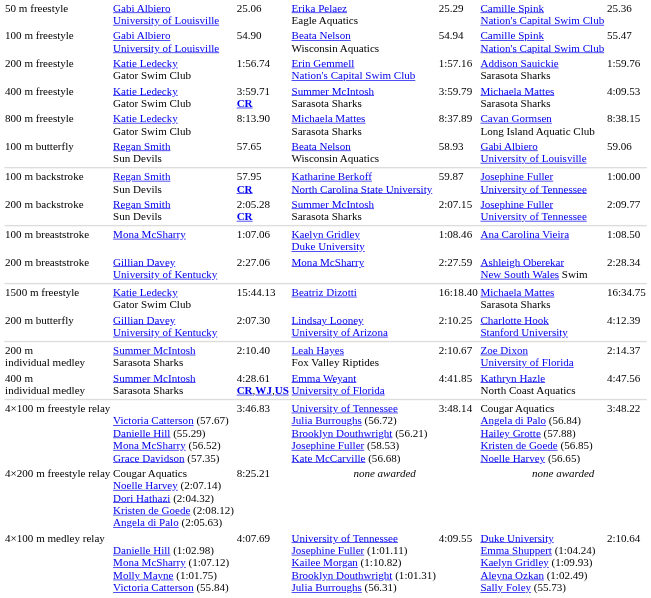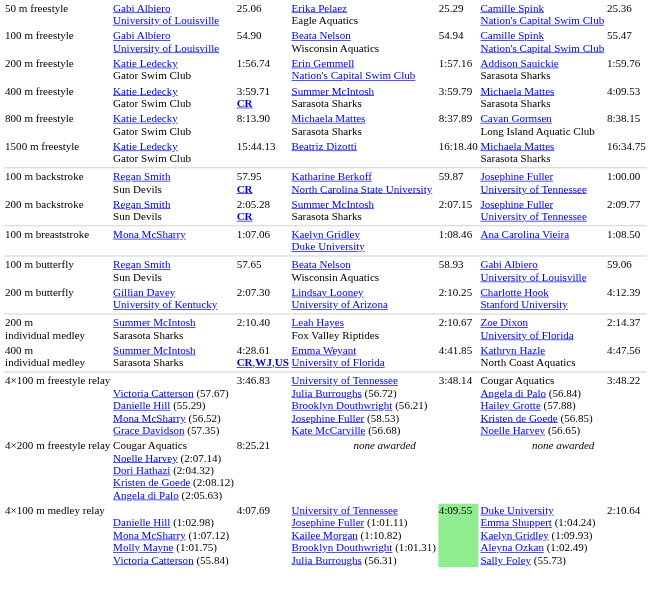rows swapped: (42, 292) <-> (39, 146)
- row: (47, 262)
(455, 538) no background -> (455, 510) lightgreen background
